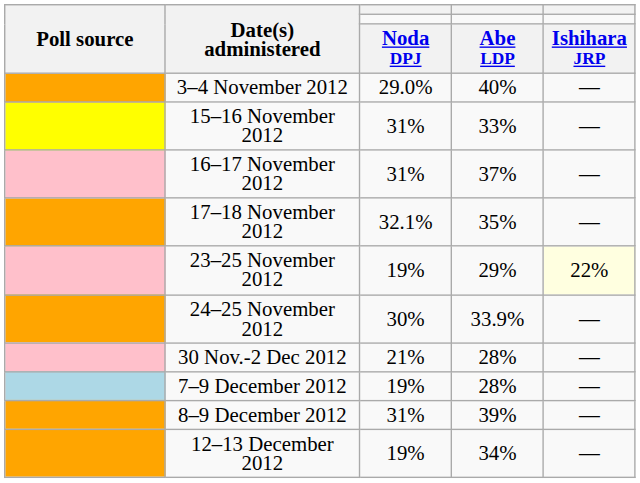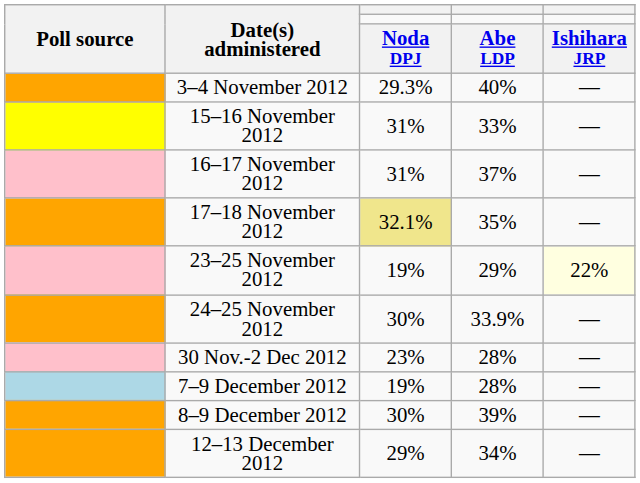(406, 87) 29.0% -> (406, 87) 29.3%
(406, 222) no background -> (406, 222) khaki background
(406, 356) 21% -> (406, 356) 23%
(406, 414) 31% -> (406, 414) 30%
(406, 453) 19% -> (406, 453) 29%
